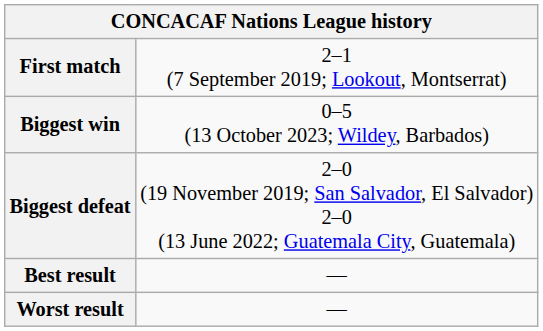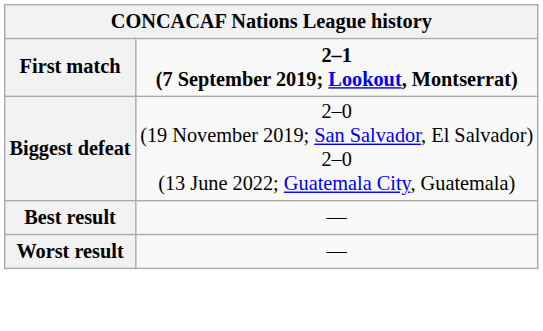(337, 67) normal -> (337, 67) bold
- row: (70, 124)
